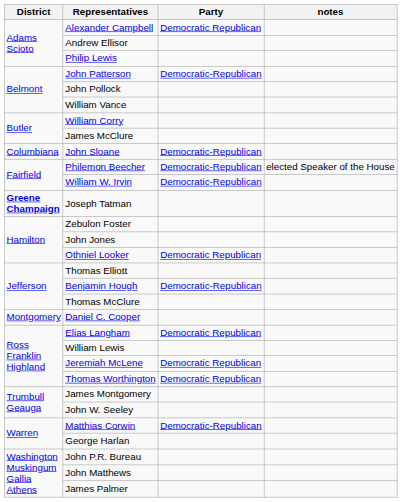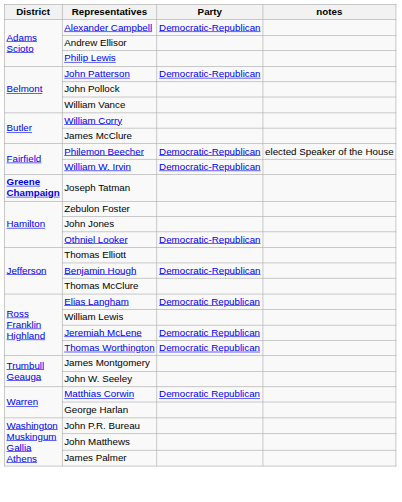(211, 27) Democratic Republican -> (210, 27) Democratic-Republican
- row: (92, 151)
(211, 255) Democratic Republican -> (210, 239) Democratic-Republican
- row: (103, 317)
(211, 425) Democratic-Republican -> (210, 394) Democratic Republican
